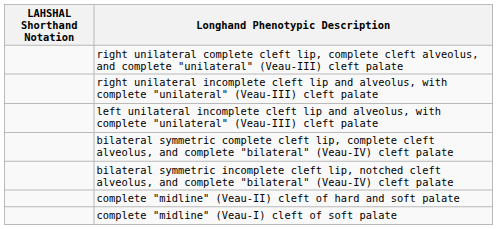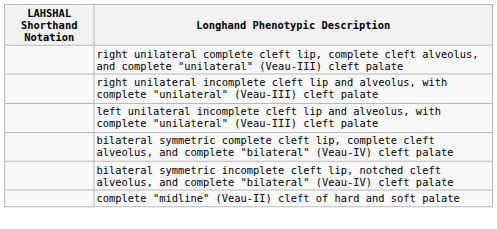- row: (247, 216)
